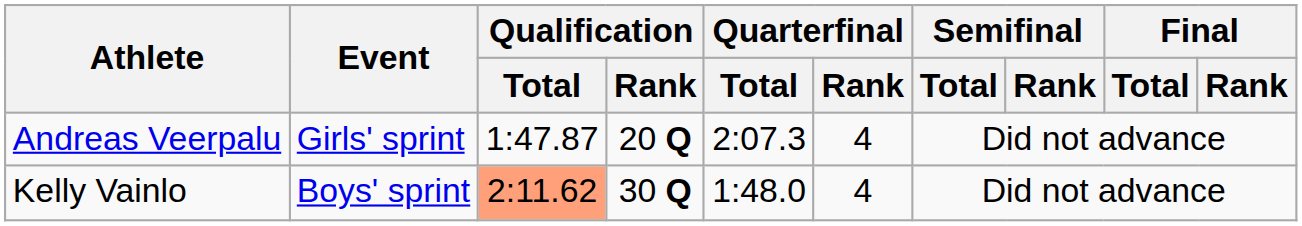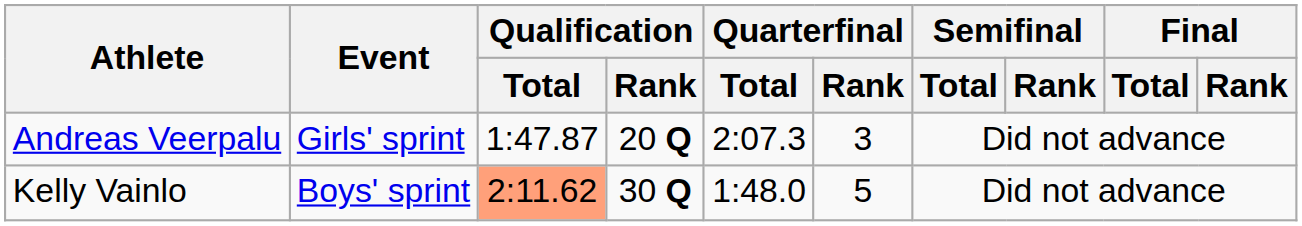(863, 138) 4 -> (863, 138) 3
(863, 191) 4 -> (863, 191) 5
